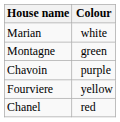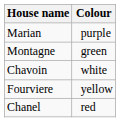(91, 32) white -> (93, 32) purple
(93, 70) purple -> (91, 70) white
